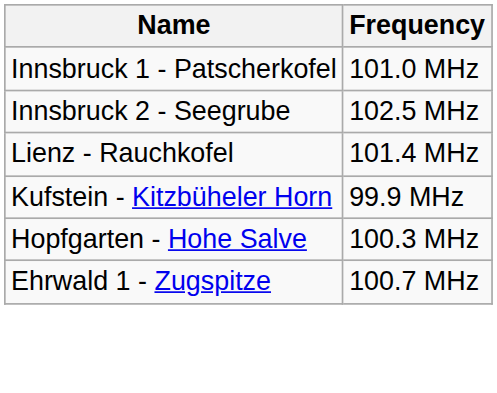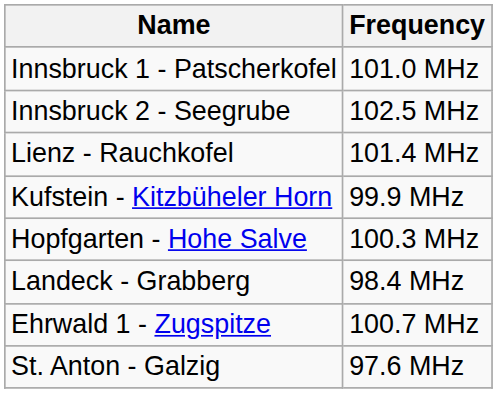+ row: (131, 281)
+ row: (116, 366)
